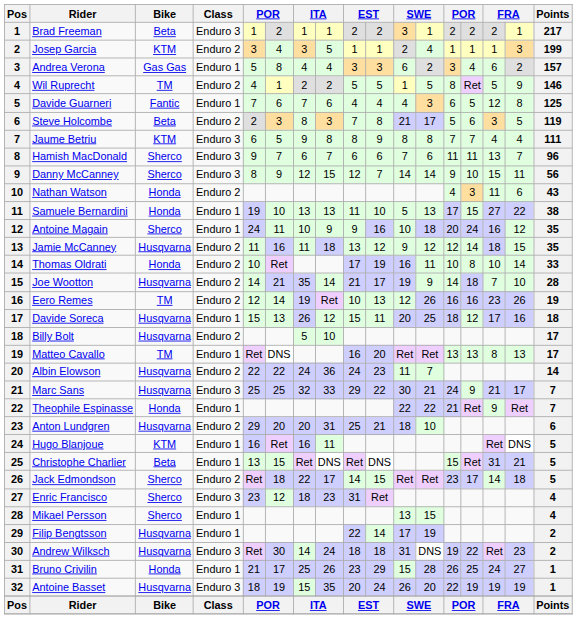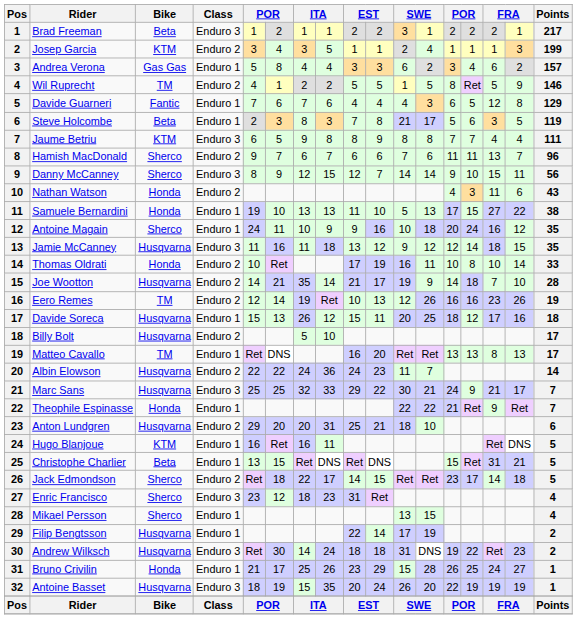(553, 103) 125 -> (553, 103) 129
(218, 121) Enduro 2 -> (218, 121) Enduro 1
(218, 157) Enduro 3 -> (218, 157) Enduro 2
(218, 246) Enduro 2 -> (218, 246) Enduro 3
